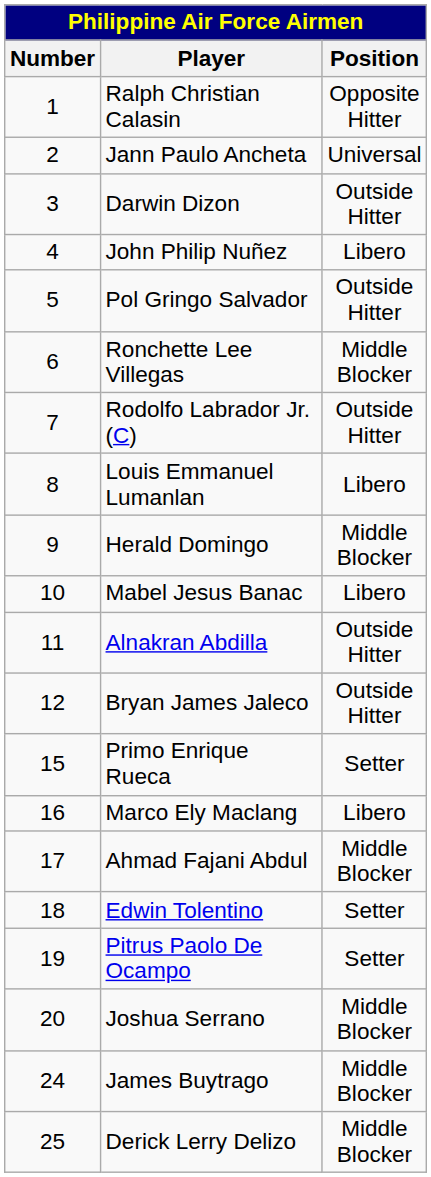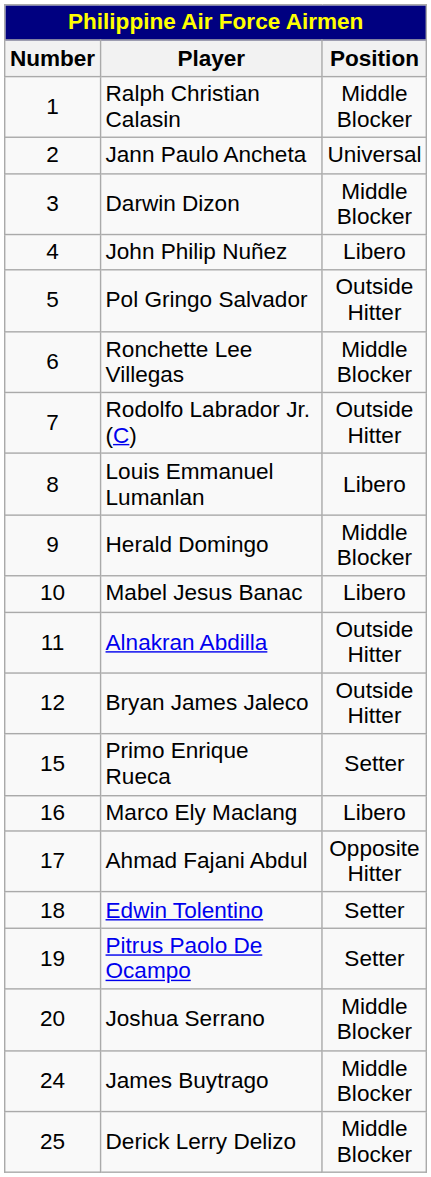(374, 106) Opposite Hitter -> (374, 106) Middle Blocker
(374, 203) Outside Hitter -> (374, 203) Middle Blocker
(374, 861) Middle Blocker -> (374, 861) Opposite Hitter
